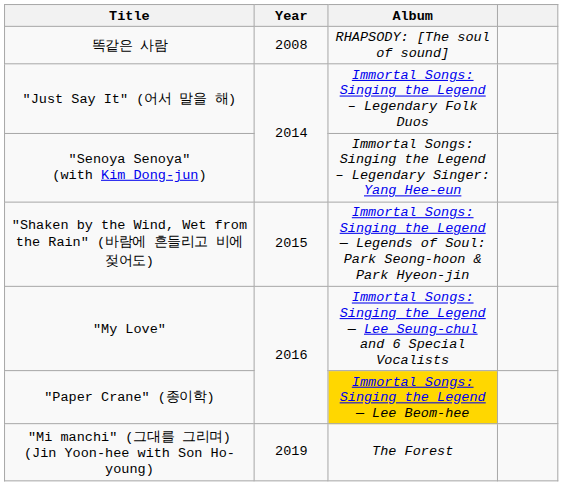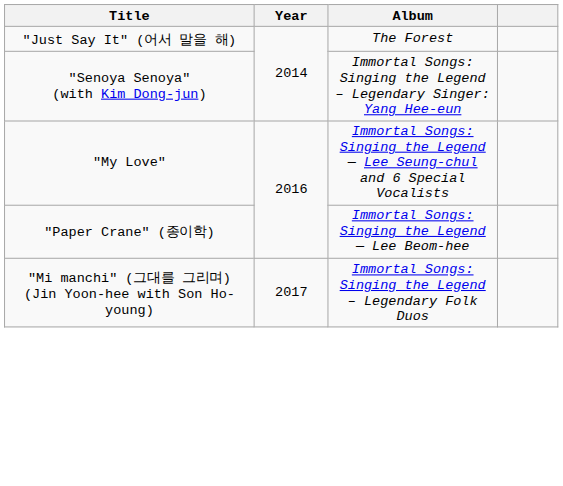- row: (129, 46)
(413, 99) Immortal Songs: Singing the Legend – Legendary Folk Duos -> (413, 39) The Forest
- row: (129, 244)
(413, 397) gold background -> (413, 232) no background
(291, 452) 2019 -> (291, 293) 2017
(413, 452) The Forest -> (413, 293) Immortal Songs: Singing the Legend – Legendary Folk Duos
